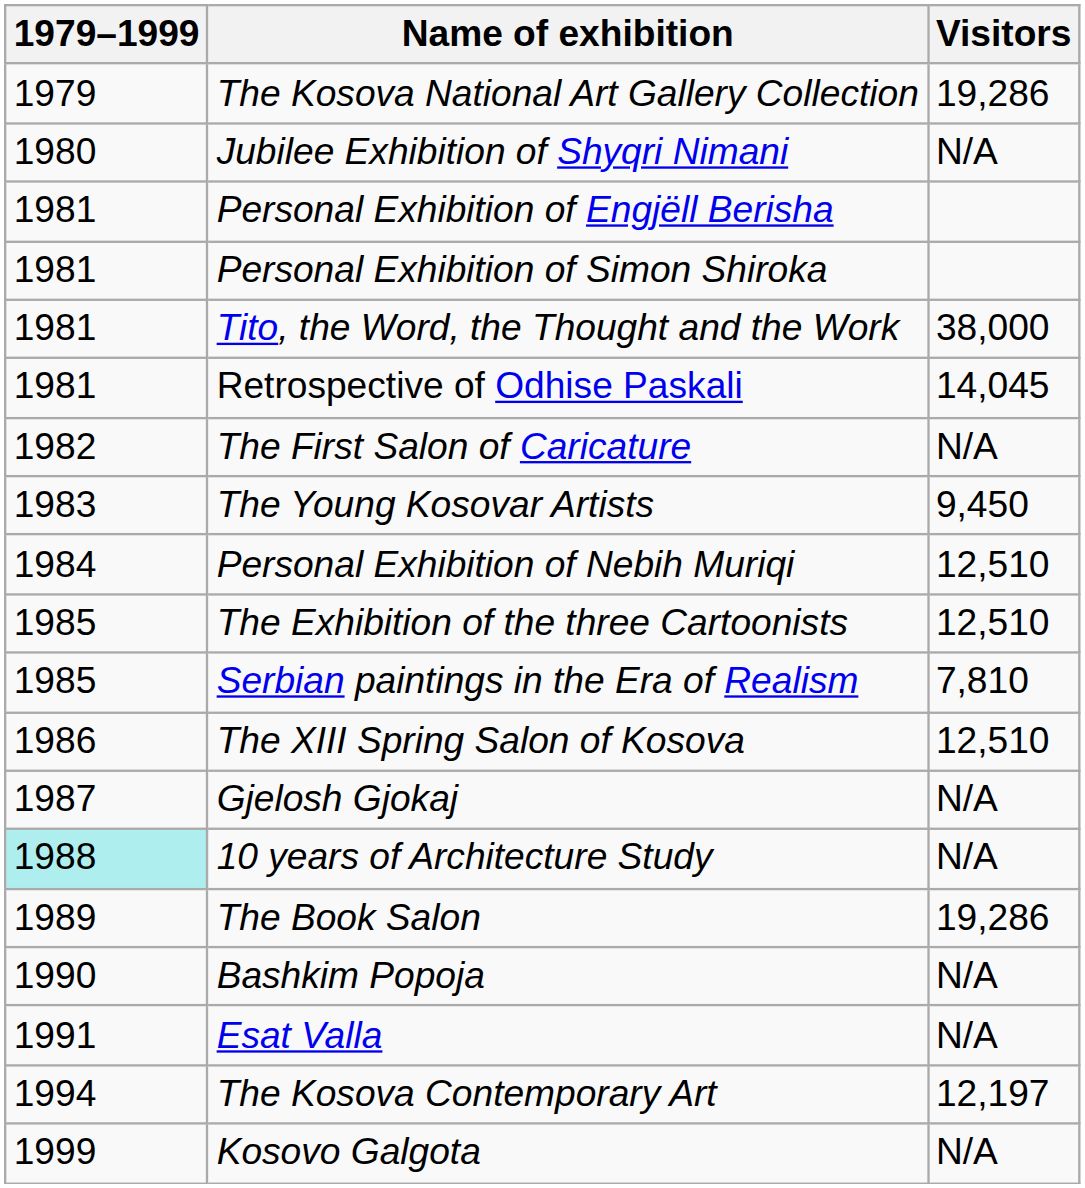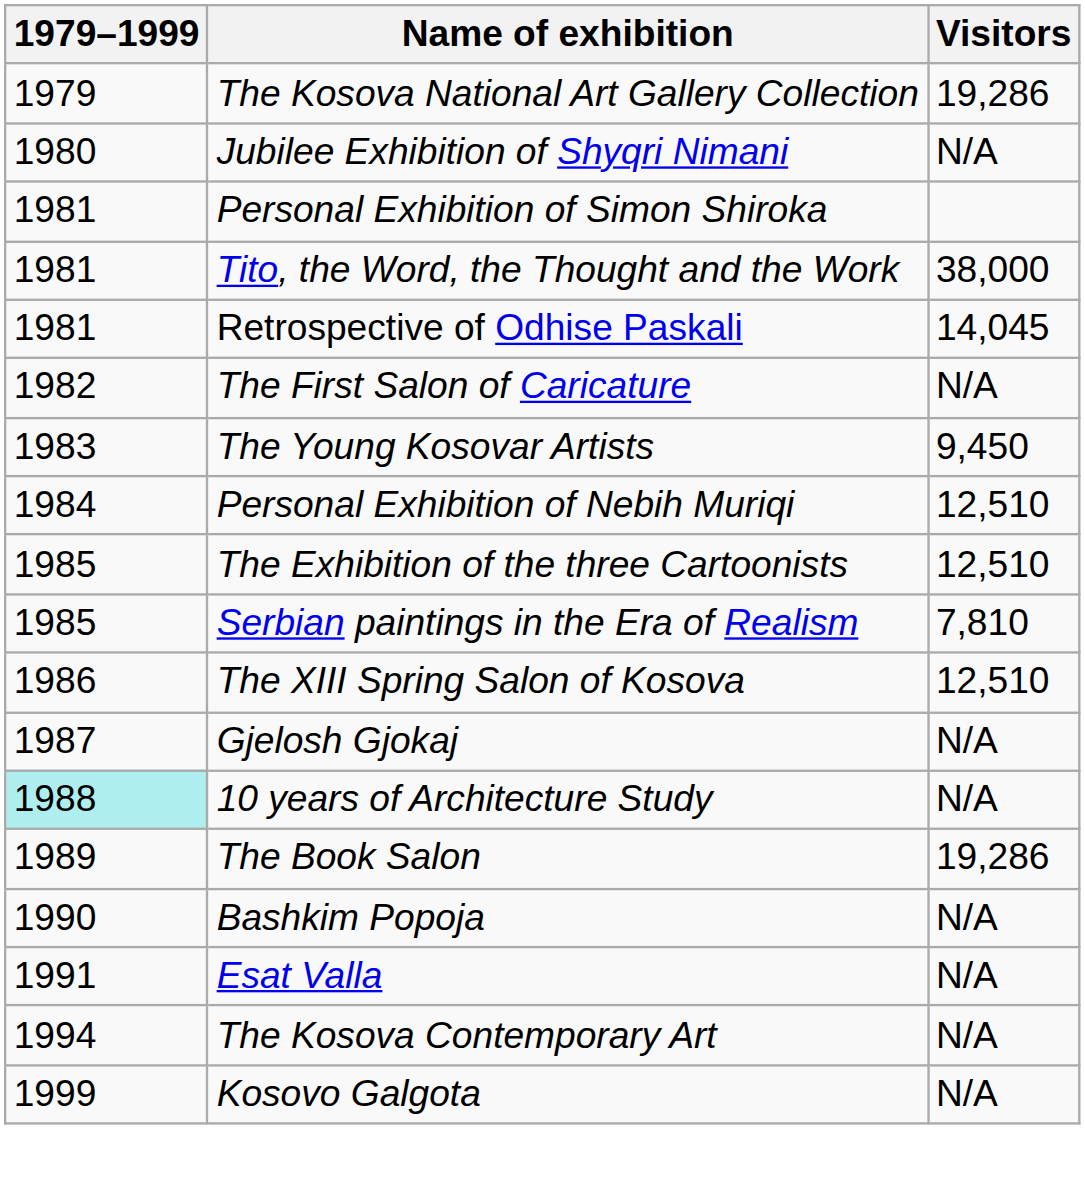- row: (525, 210)
(993, 1093) 12,197 -> (967, 1034) N/A
